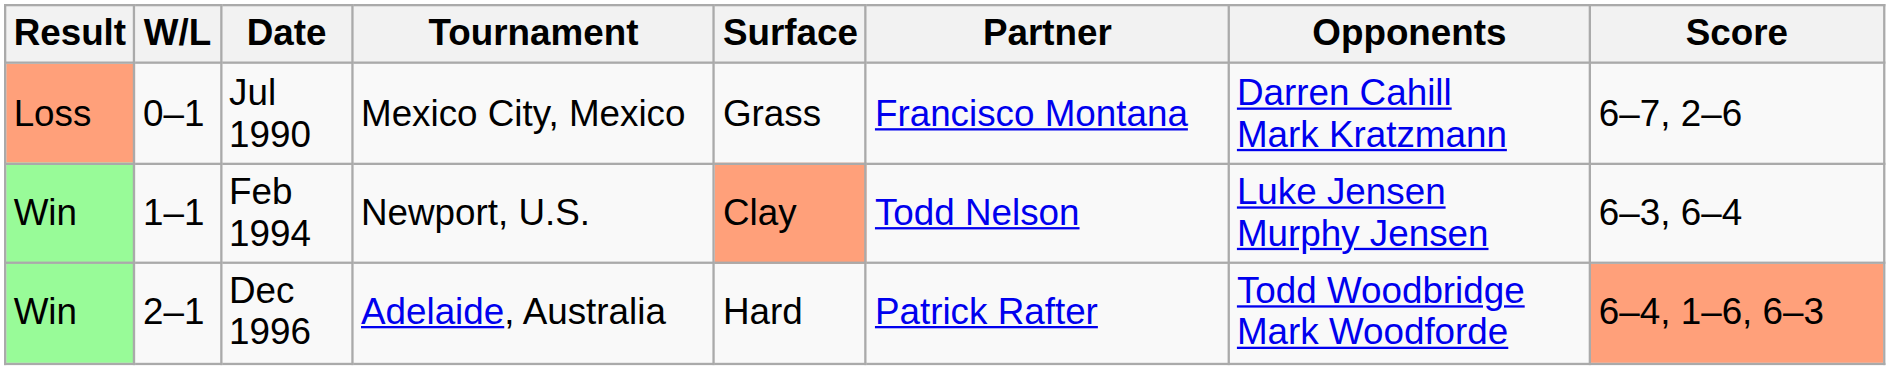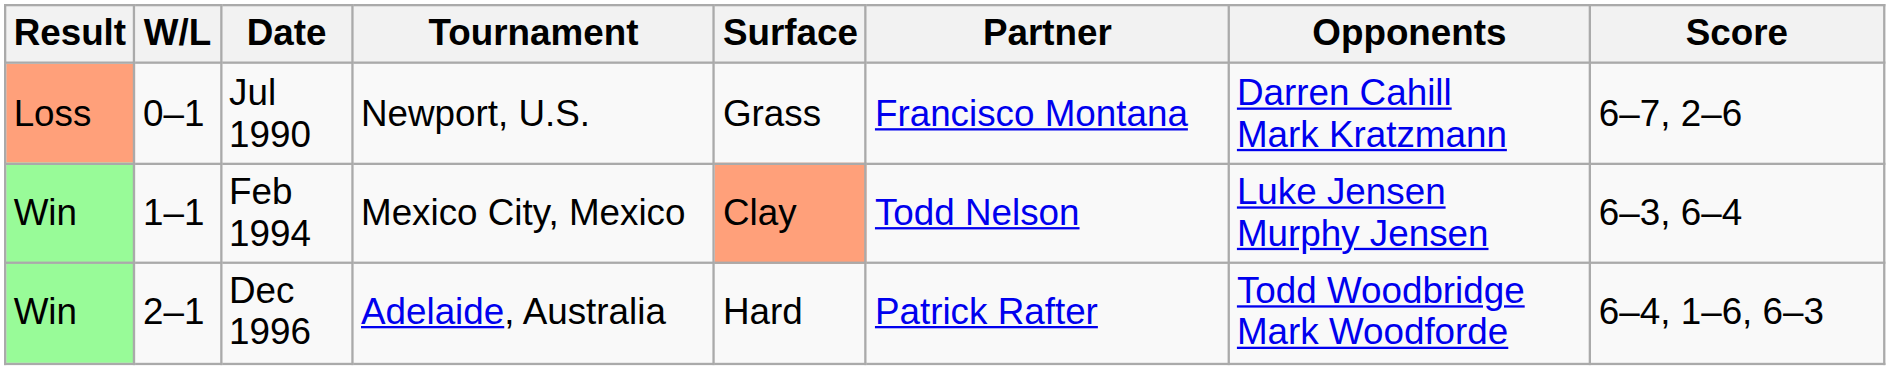(523, 112) Mexico City, Mexico -> (476, 112) Newport, U.S.
(476, 212) Newport, U.S. -> (523, 212) Mexico City, Mexico
(1711, 312) lightsalmon background -> (1711, 312) no background
